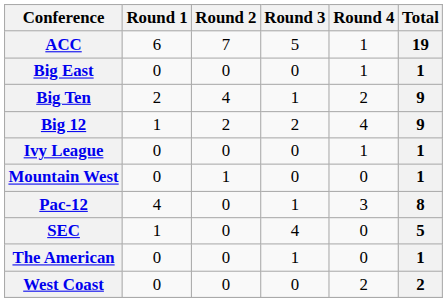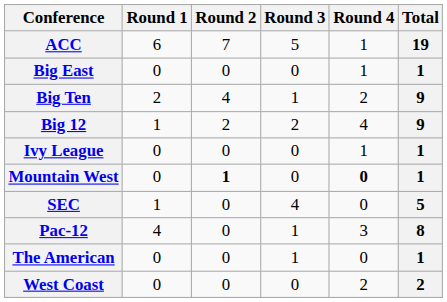(226, 177) normal -> (226, 177) bold
(364, 177) normal -> (364, 177) bold
rows swapped: (64, 204) <-> (64, 230)
